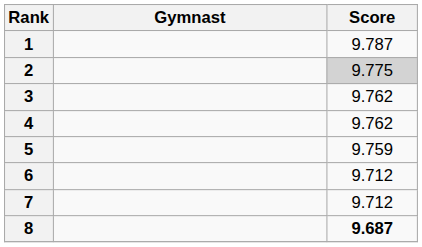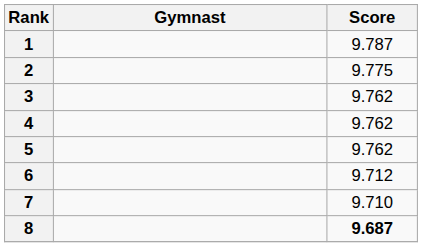(372, 70) lightgrey background -> (372, 70) no background
(372, 149) 9.759 -> (372, 149) 9.762
(372, 202) 9.712 -> (372, 202) 9.710
